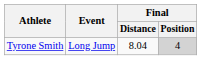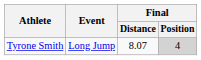(138, 46) 8.04 -> (138, 46) 8.07
